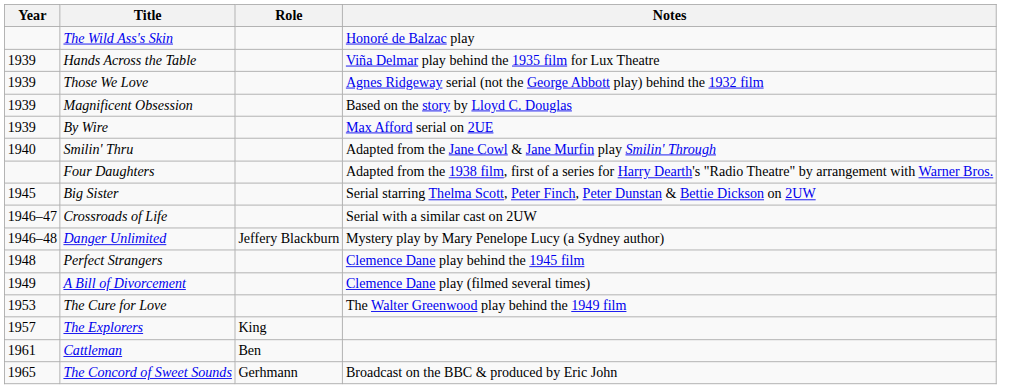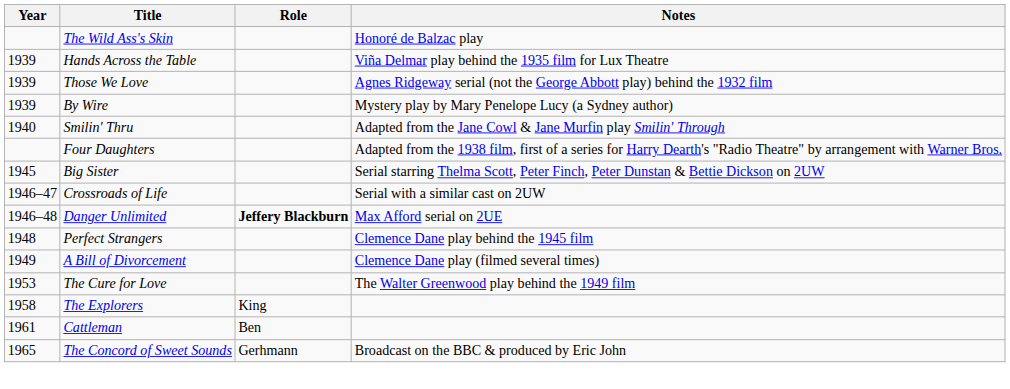- row: (128, 104)
(420, 127) Max Afford serial on 2UE -> (514, 104) Mystery play by Mary Penelope Lucy (a Sydney author)
(289, 238) normal -> (293, 216) bold
(505, 238) Mystery play by Mary Penelope Lucy (a Sydney author) -> (429, 216) Max Afford serial on 2UE
(22, 328) 1957 -> (22, 305) 1958
